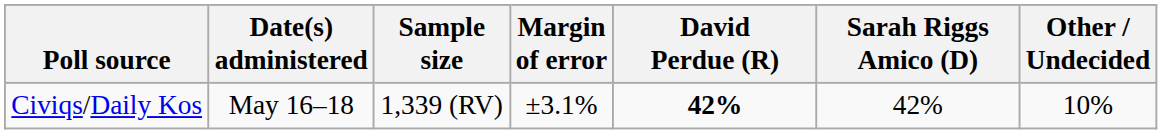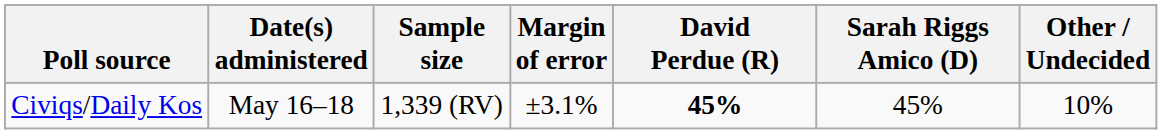(715, 104) 42% -> (715, 104) 45%
(918, 104) 42% -> (918, 104) 45%
